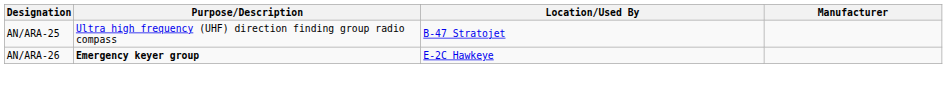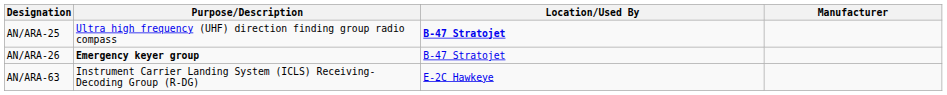(464, 34) normal -> (464, 34) bold
(459, 55) E-2C Hawkeye -> (464, 55) B-47 Stratojet
+ row: (33, 77)
